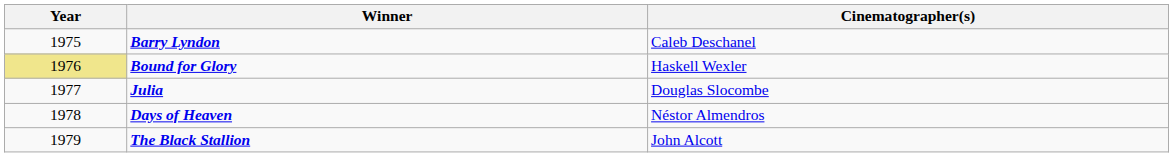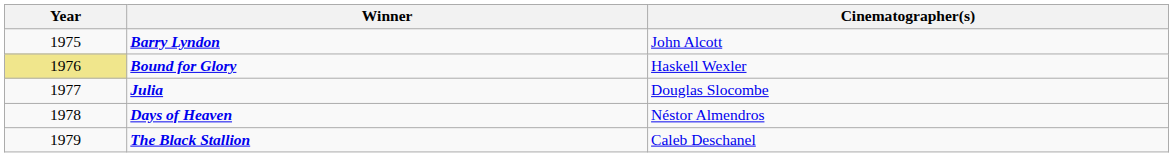(703, 41) Caleb Deschanel -> (687, 41) John Alcott
(687, 139) John Alcott -> (703, 139) Caleb Deschanel
